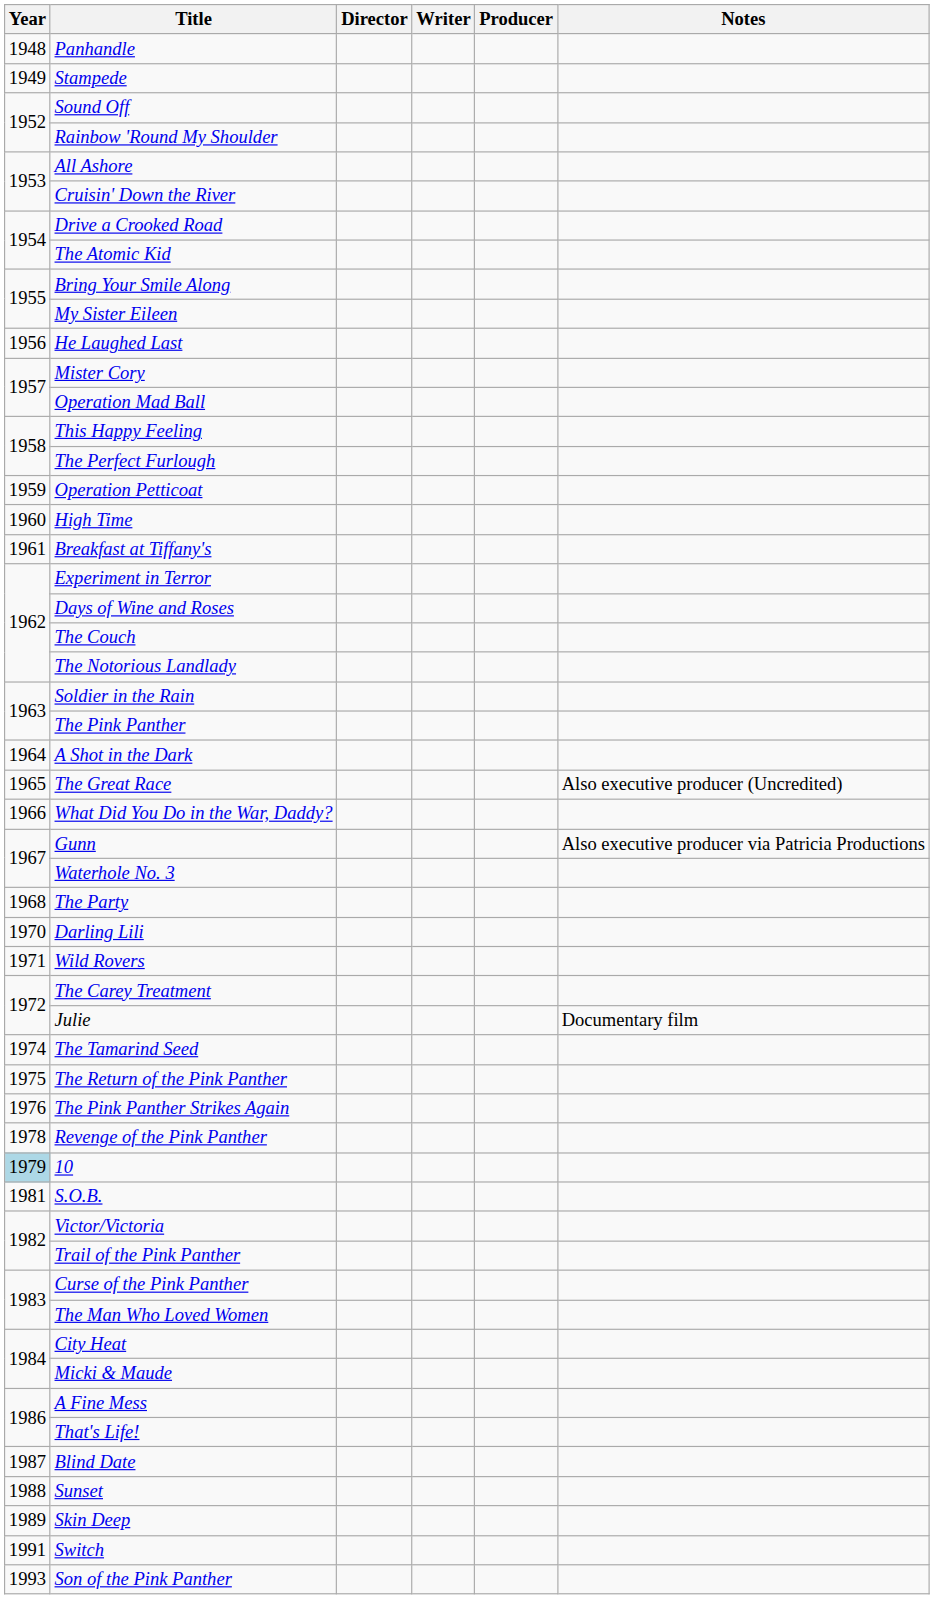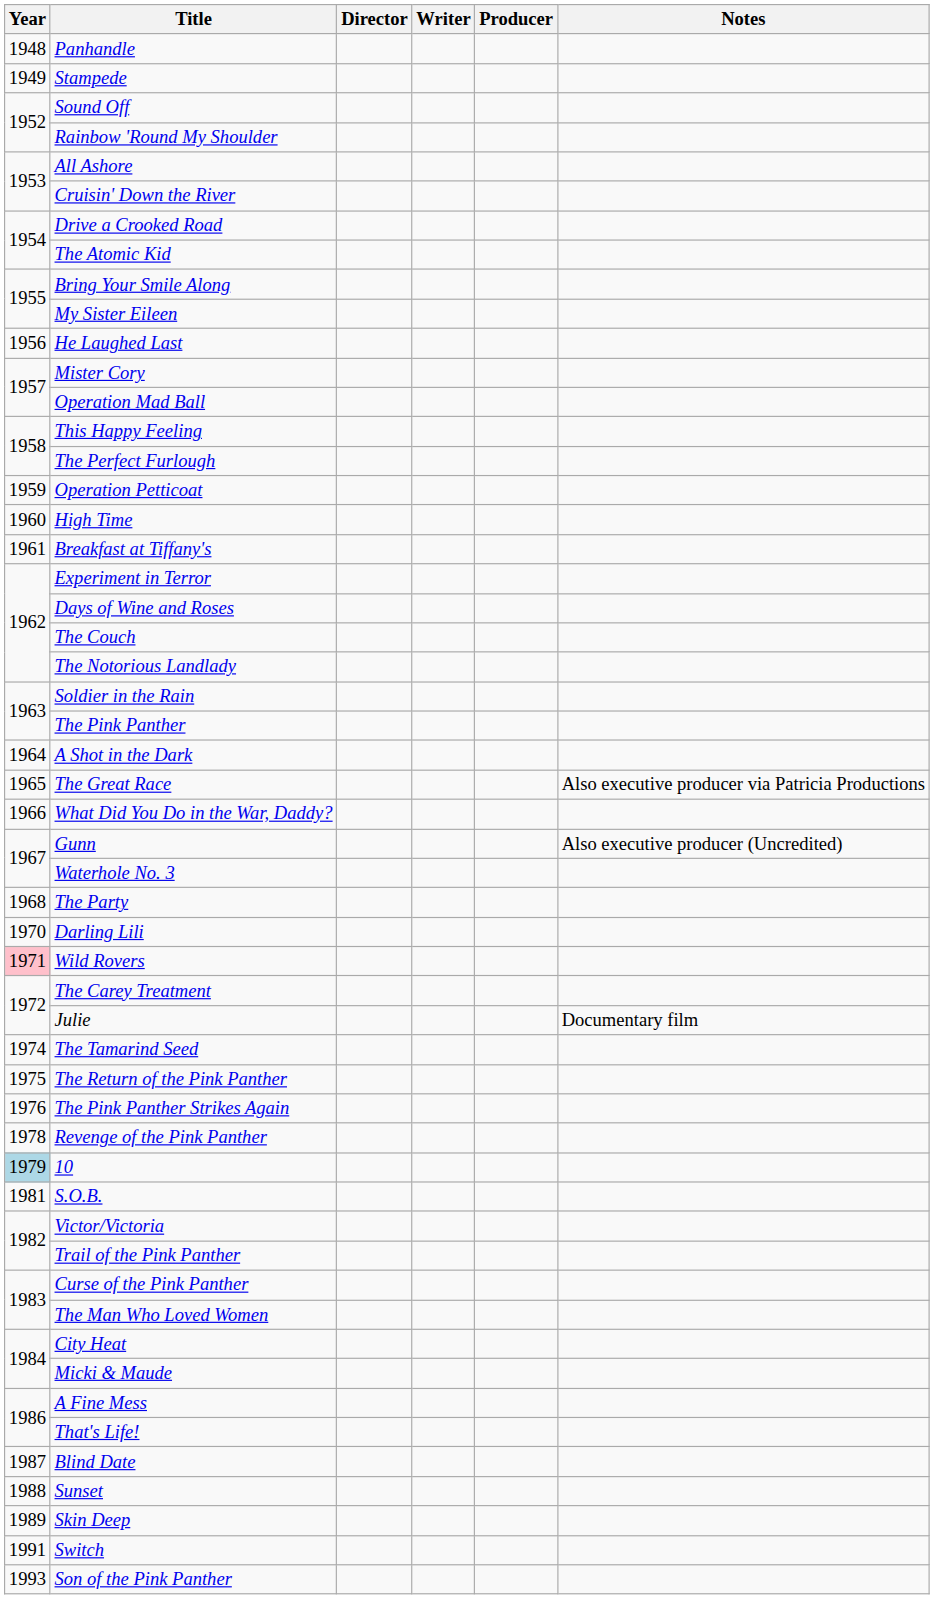(702, 784) Also executive producer (Uncredited) -> (743, 784) Also executive producer via Patricia Productions
(743, 843) Also executive producer via Patricia Productions -> (702, 843) Also executive producer (Uncredited)
(27, 961) no background -> (27, 961) pink background
